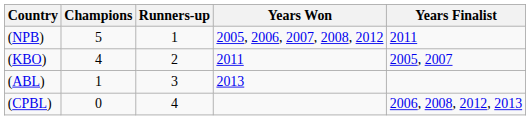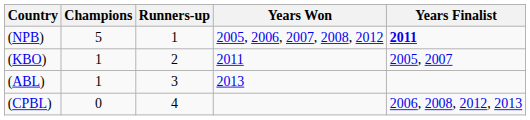(404, 37) normal -> (403, 37) bold
(98, 59) 4 -> (98, 59) 1
